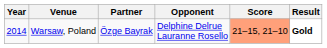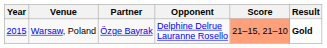(17, 31) 2014 -> (17, 31) 2015
